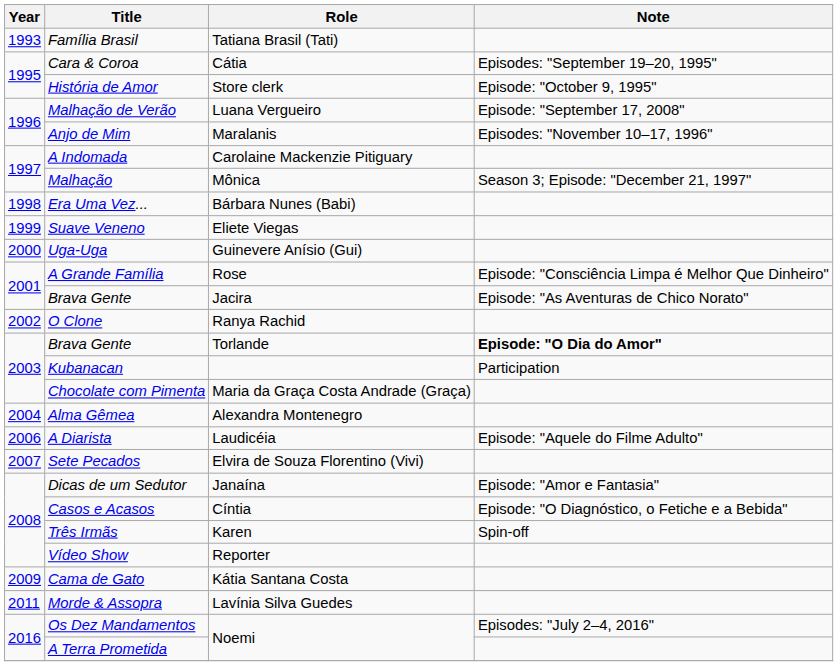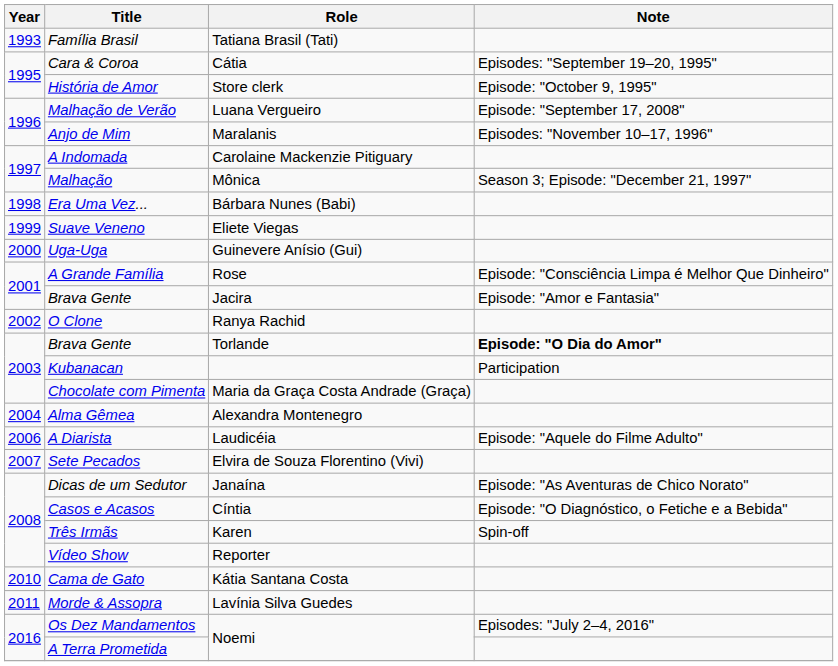(613, 298) Episode: "As Aventuras de Chico Norato" -> (568, 298) Episode: "Amor e Fantasia"
(568, 485) Episode: "Amor e Fantasia" -> (613, 485) Episode: "As Aventuras de Chico Norato"
(24, 579) 2009 -> (24, 579) 2010
